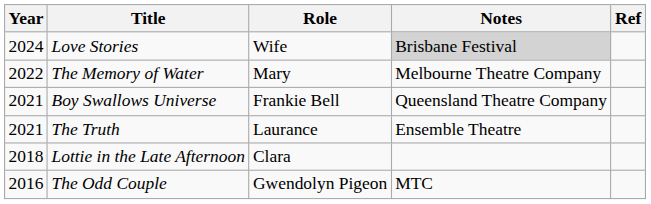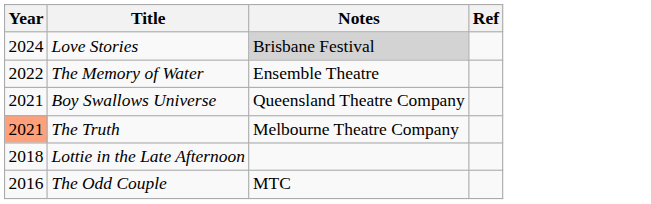- column: (320, 18)
(498, 73) Melbourne Theatre Company -> (316, 73) Ensemble Theatre
(26, 128) no background -> (26, 128) lightsalmon background
(458, 128) Ensemble Theatre -> (356, 128) Melbourne Theatre Company
